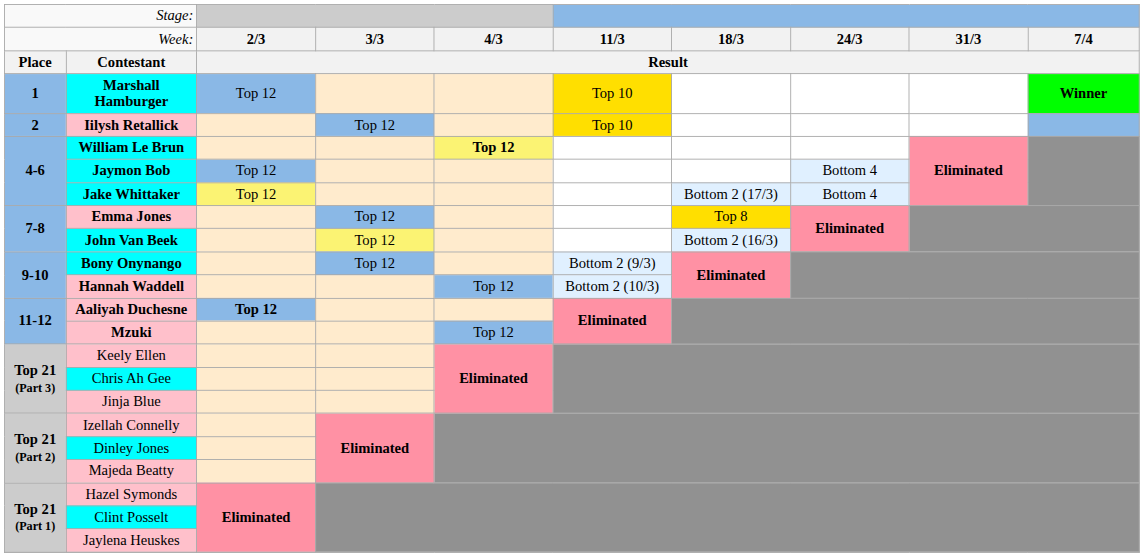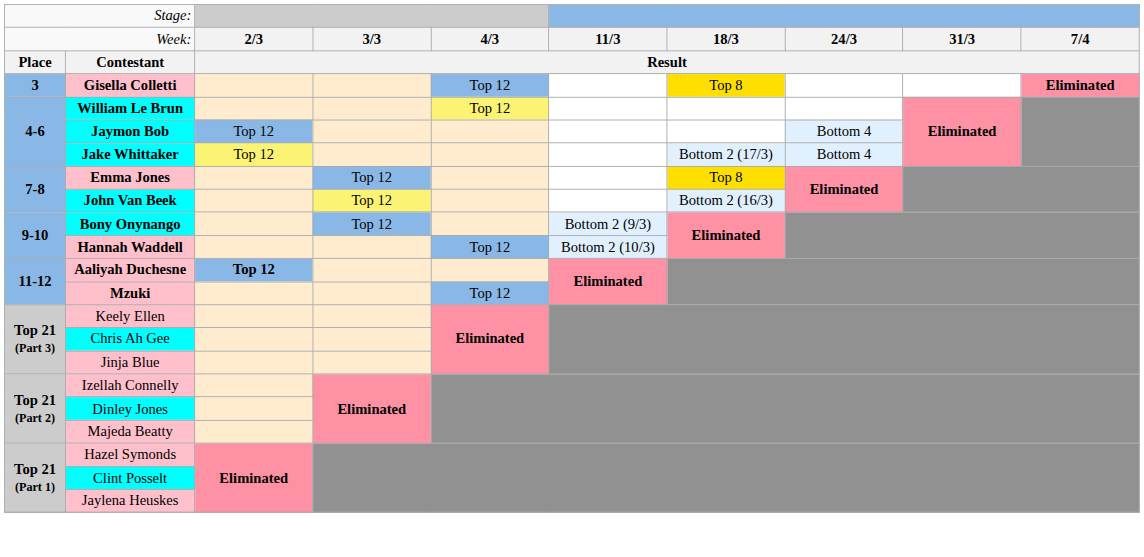- row: (131, 93)
- row: (131, 124)
+ row: (130, 85)
(494, 147) bold -> (490, 108) normal
